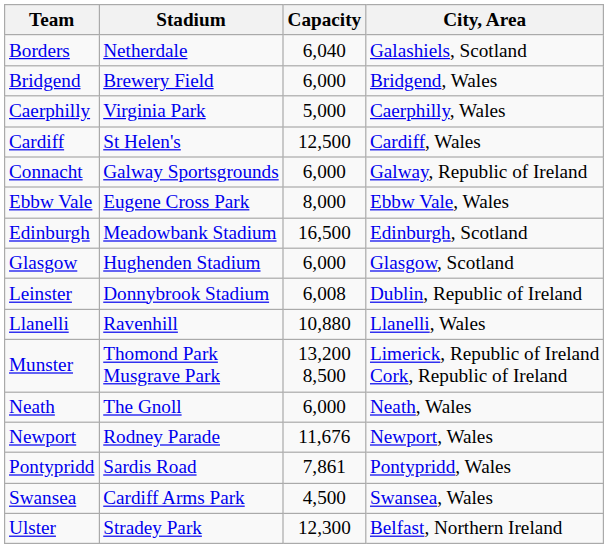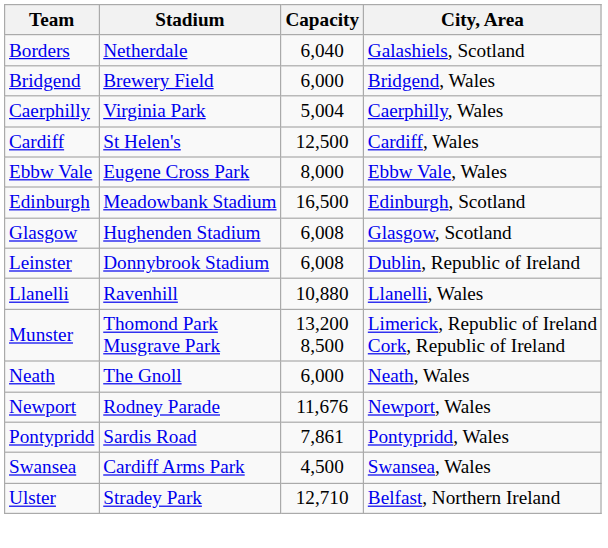(324, 111) 5,000 -> (322, 111) 5,004
- row: (46, 171)
(324, 263) 6,000 -> (322, 232) 6,008
(324, 528) 12,300 -> (322, 498) 12,710
